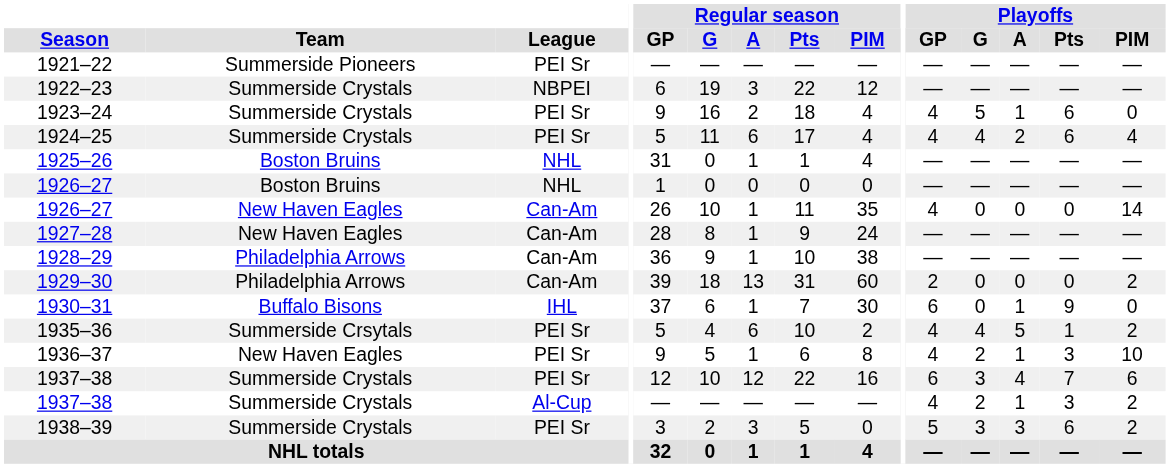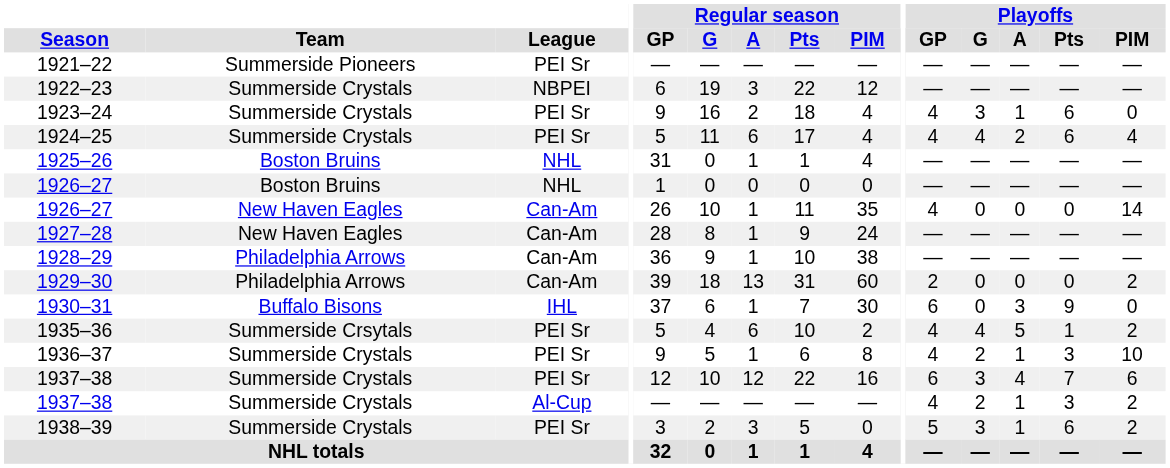(980, 112) 5 -> (980, 112) 3
(1020, 306) 1 -> (1020, 306) 3
(320, 354) New Haven Eagles -> (320, 354) Summerside Crystals
(1020, 427) 3 -> (1020, 427) 1
